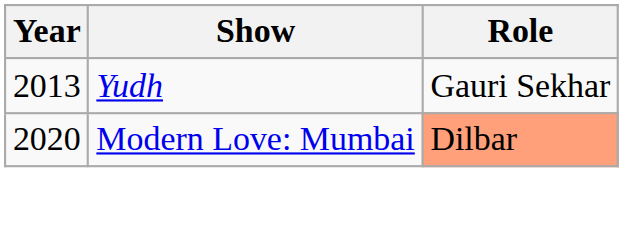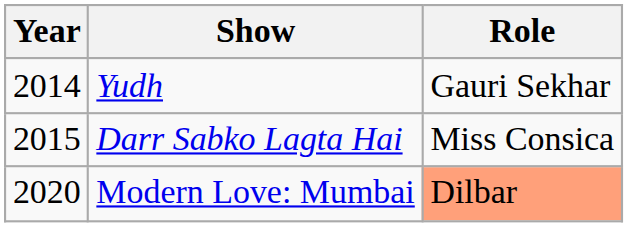(47, 85) 2013 -> (47, 85) 2014
+ row: (249, 138)
